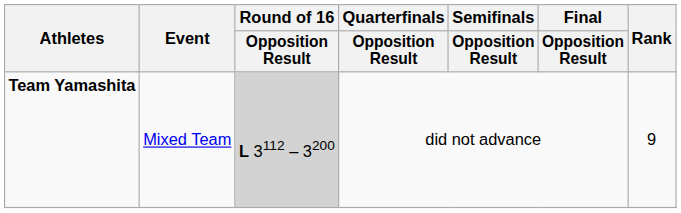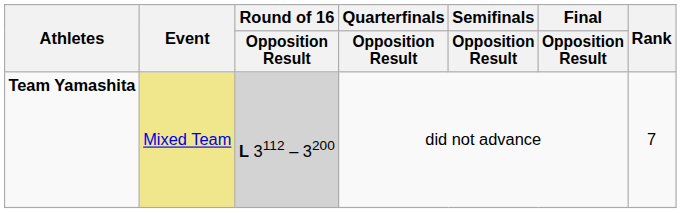(187, 140) no background -> (187, 140) khaki background
(652, 140) 9 -> (652, 140) 7
